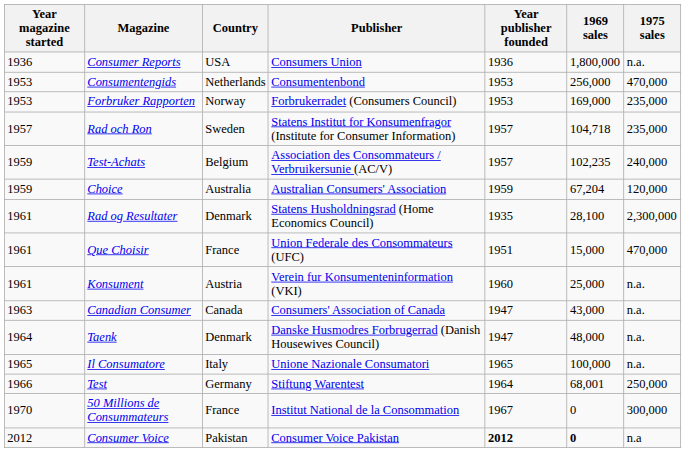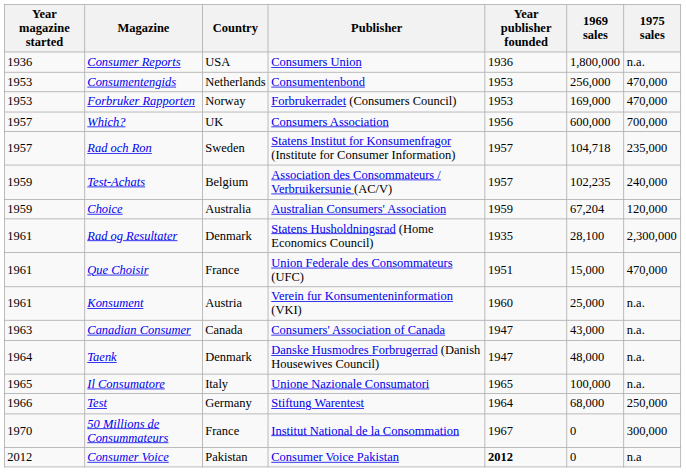(647, 101) 235,000 -> (647, 101) 470,000
+ row: (106, 121)
(587, 384) 68,001 -> (587, 403) 68,000
(573, 437) bold -> (573, 457) normal
